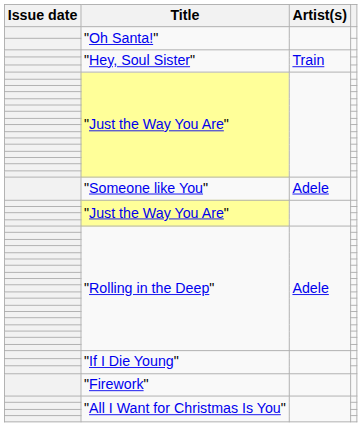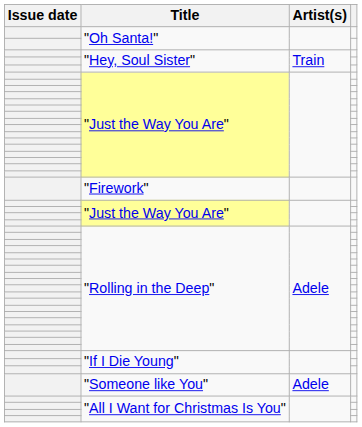rows swapped: (116, 384) <-> (146, 188)
